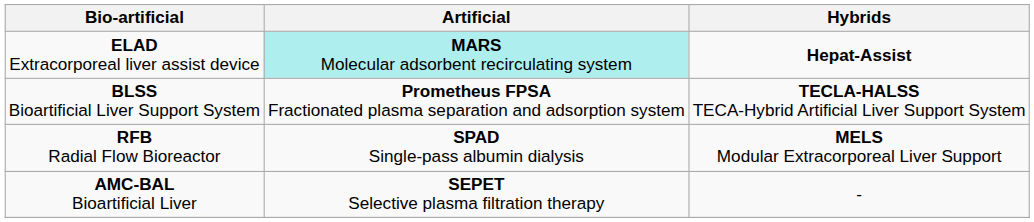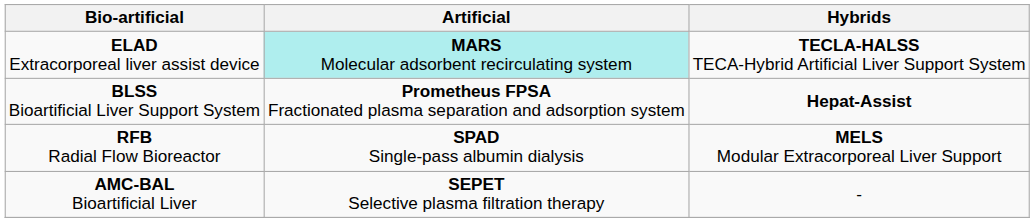(859, 54) Hepat-Assist -> (859, 54) TECLA-HALSS TECA-Hybrid Artificial Liver Support System
(859, 101) TECLA-HALSS TECA-Hybrid Artificial Liver Support System -> (859, 101) Hepat-Assist
